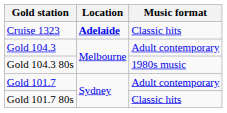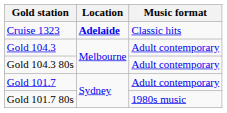(159, 64) 1980s music -> (175, 64) Adult contemporary
(156, 99) Classic hits -> (159, 99) 1980s music
